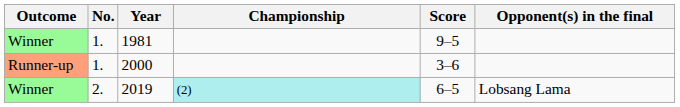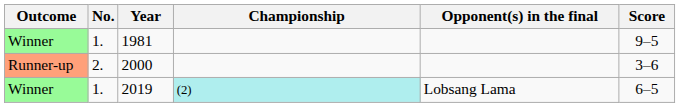columns swapped: (575, 16) <-> (448, 16)
(98, 65) 1. -> (98, 65) 2.
(98, 89) 2. -> (98, 89) 1.
